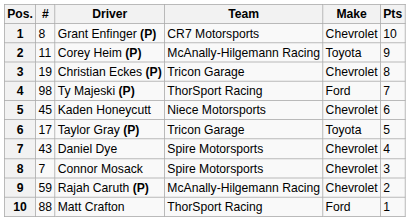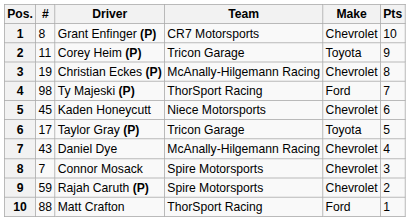(244, 53) McAnally-Hilgemann Racing -> (206, 53) Tricon Garage
(206, 72) Tricon Garage -> (244, 72) McAnally-Hilgemann Racing
(215, 149) Spire Motorsports -> (244, 149) McAnally-Hilgemann Racing
(244, 187) McAnally-Hilgemann Racing -> (215, 187) Spire Motorsports
